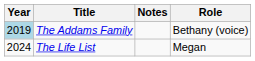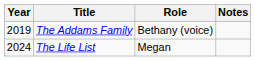columns swapped: (210, 13) <-> (153, 13)
(19, 30) lightblue background -> (19, 30) no background
